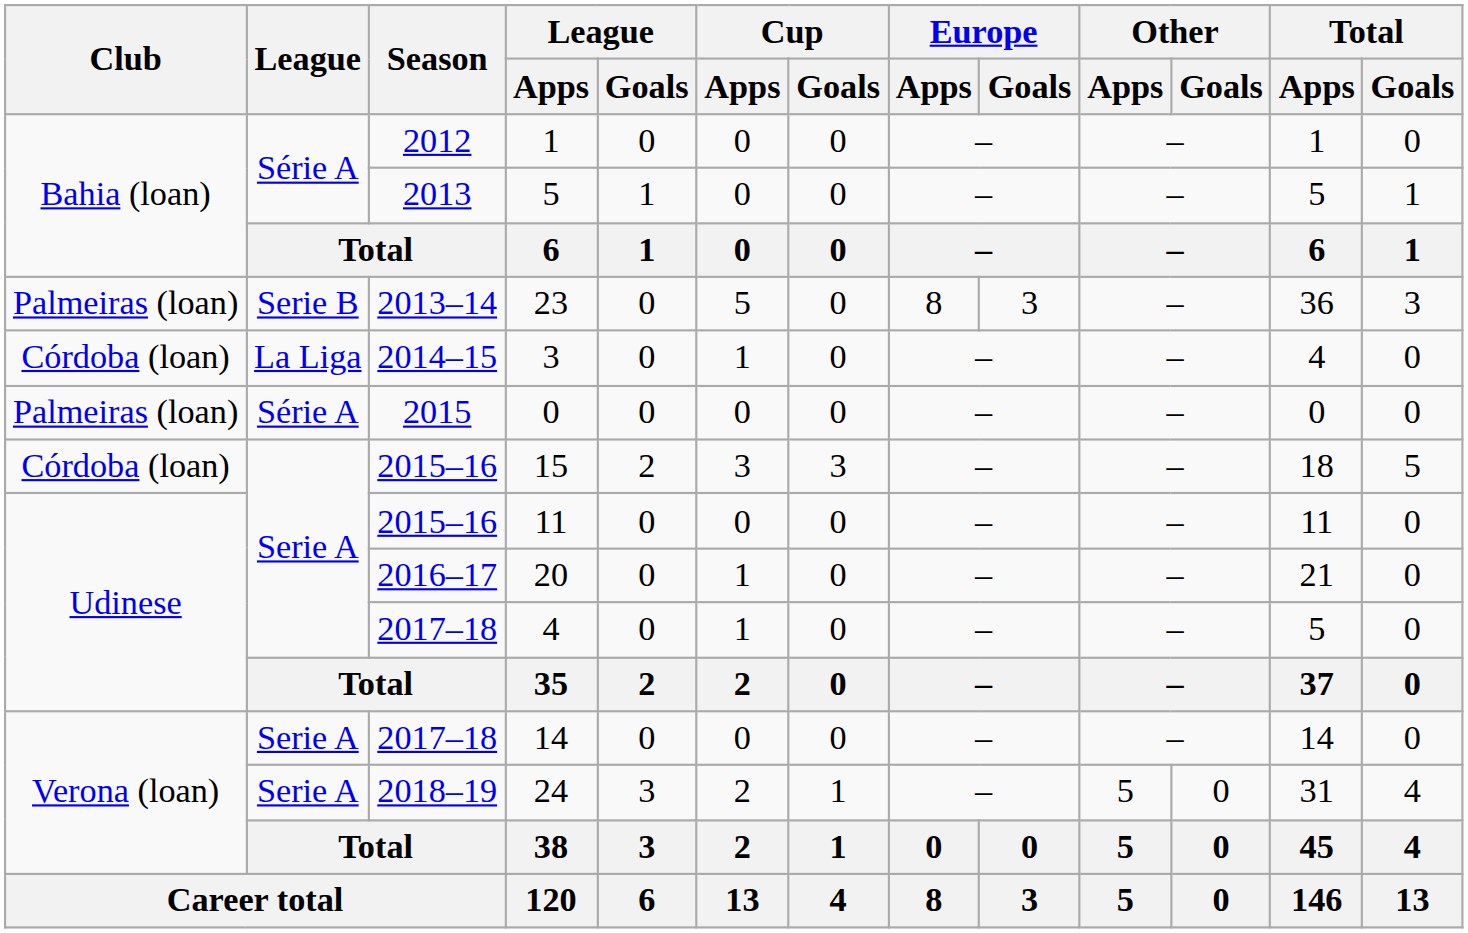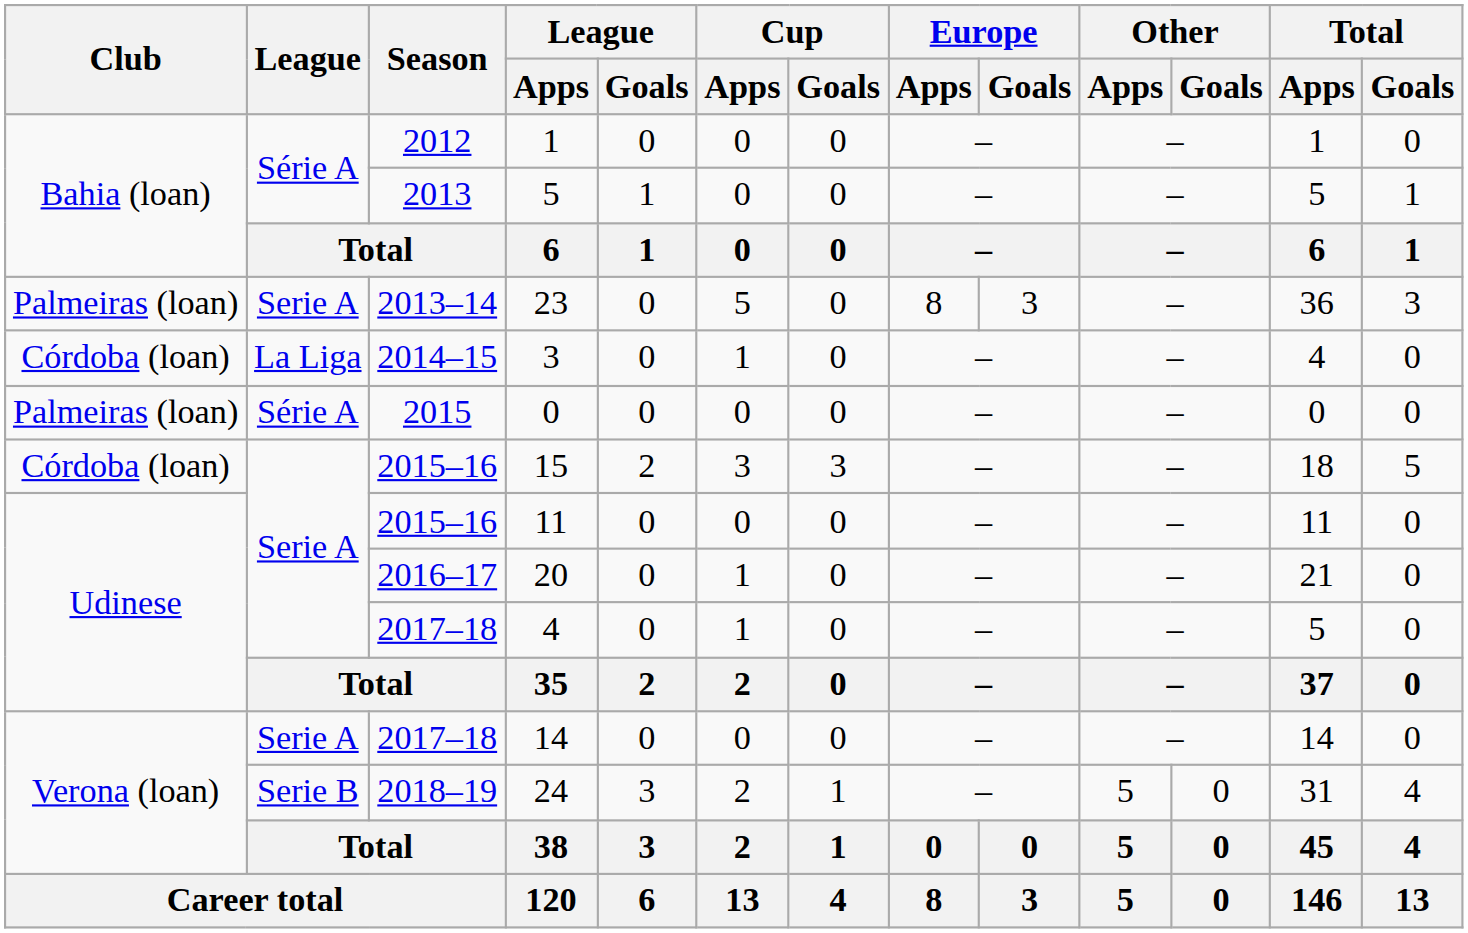(308, 303) Serie B -> (308, 303) Serie A
(308, 791) Serie A -> (308, 791) Serie B
